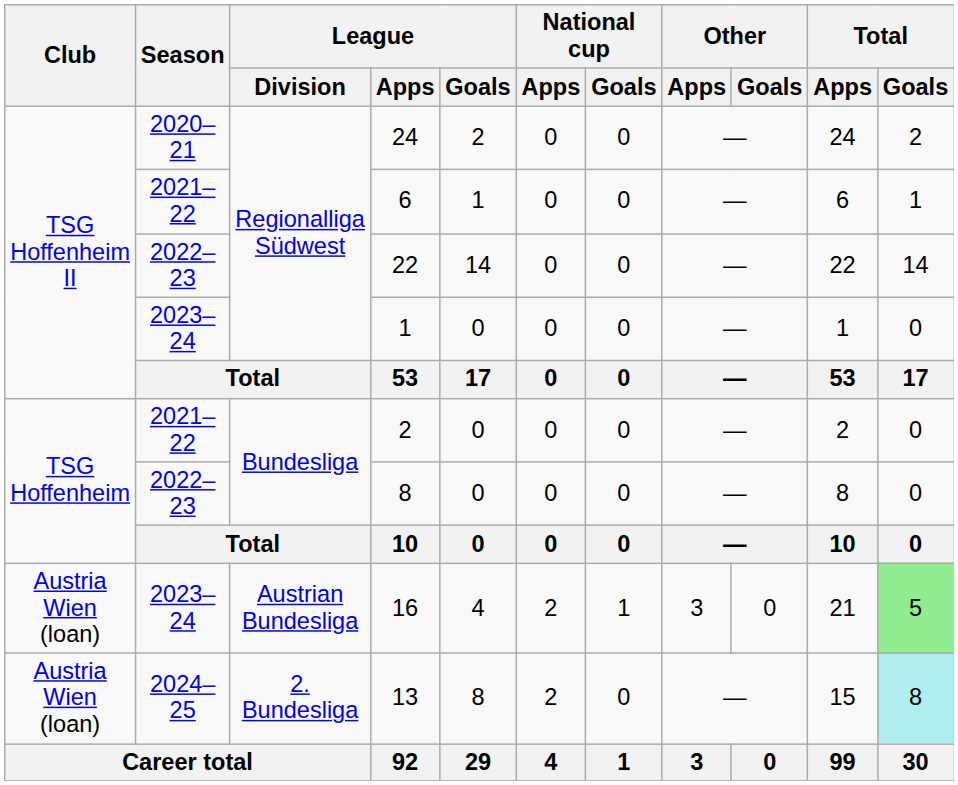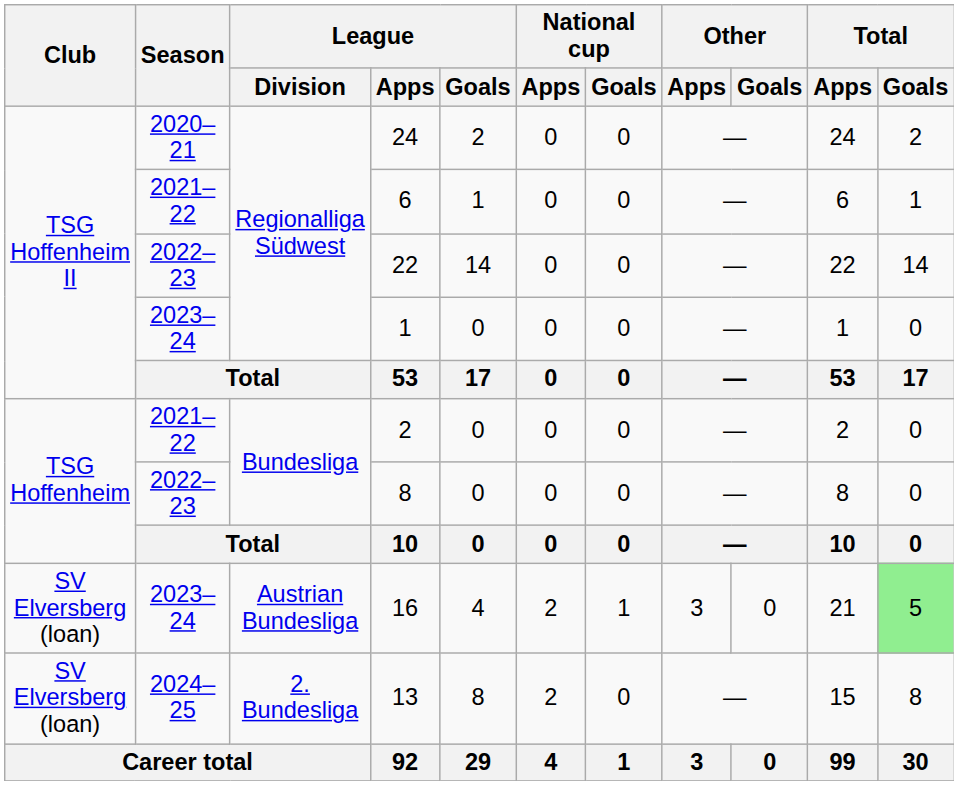(70, 607) Austria Wien (loan) -> (70, 607) SV Elversberg (loan)
(70, 698) Austria Wien (loan) -> (70, 698) SV Elversberg (loan)
(916, 698) paleturquoise background -> (916, 698) no background
